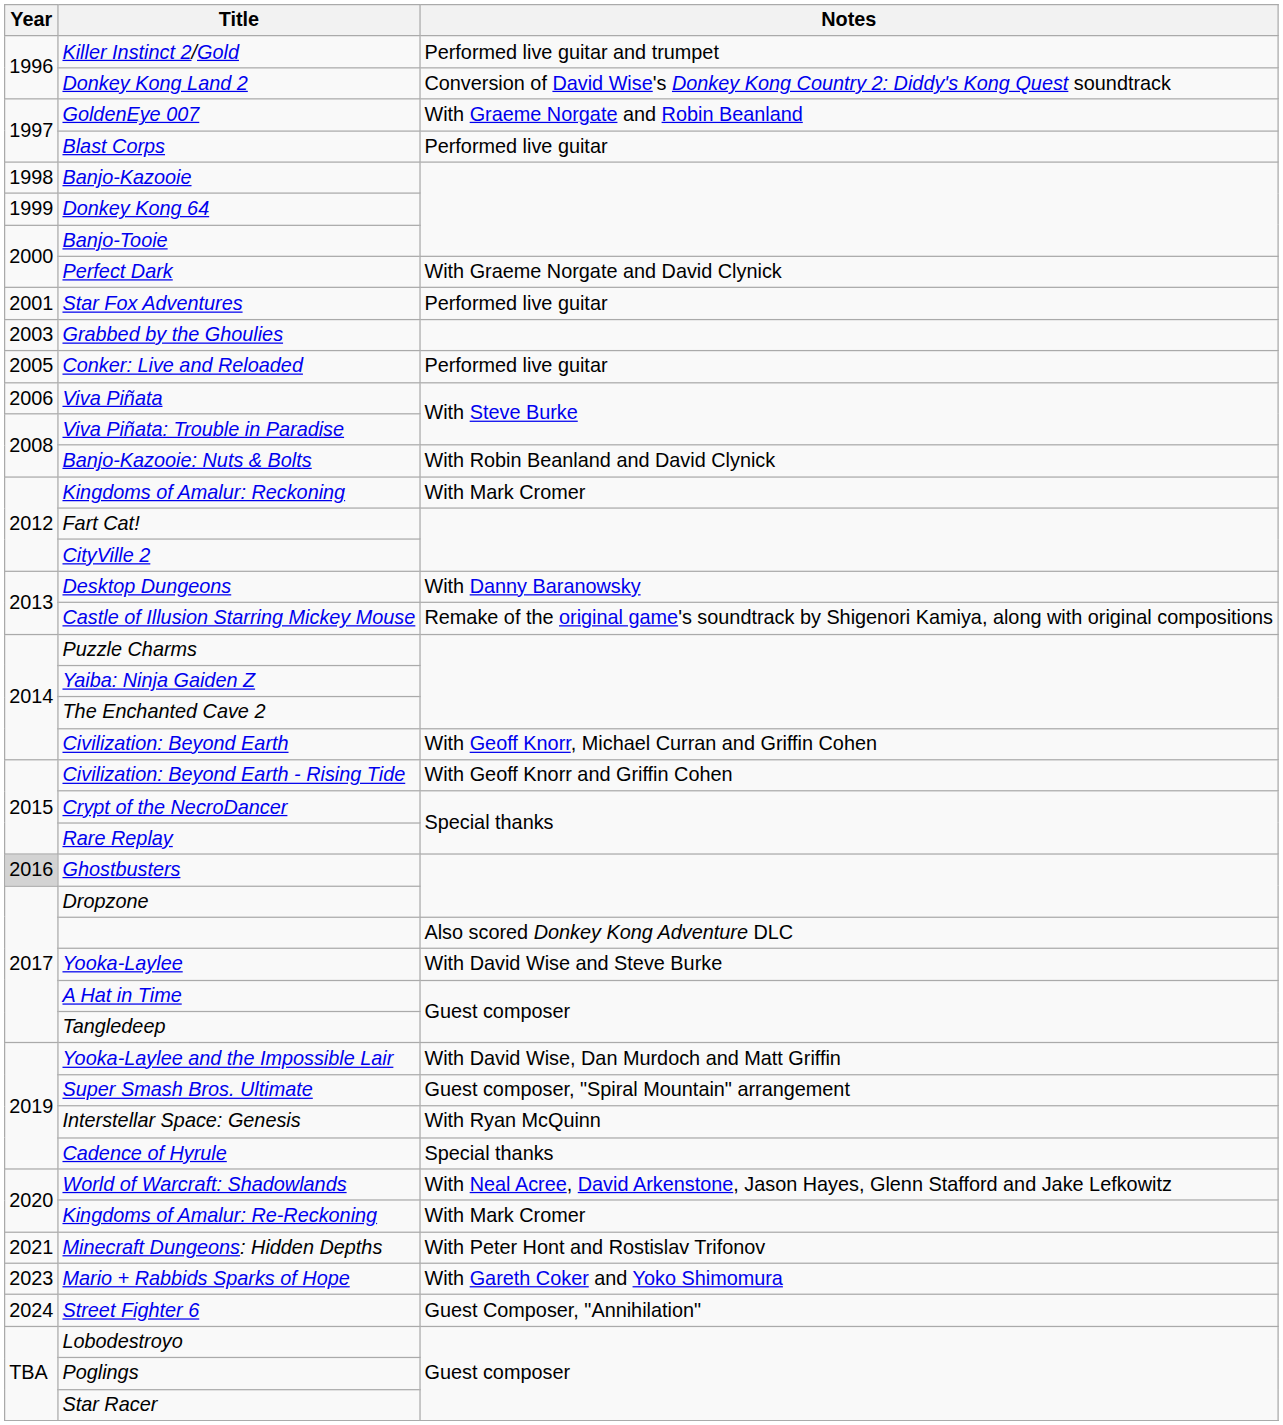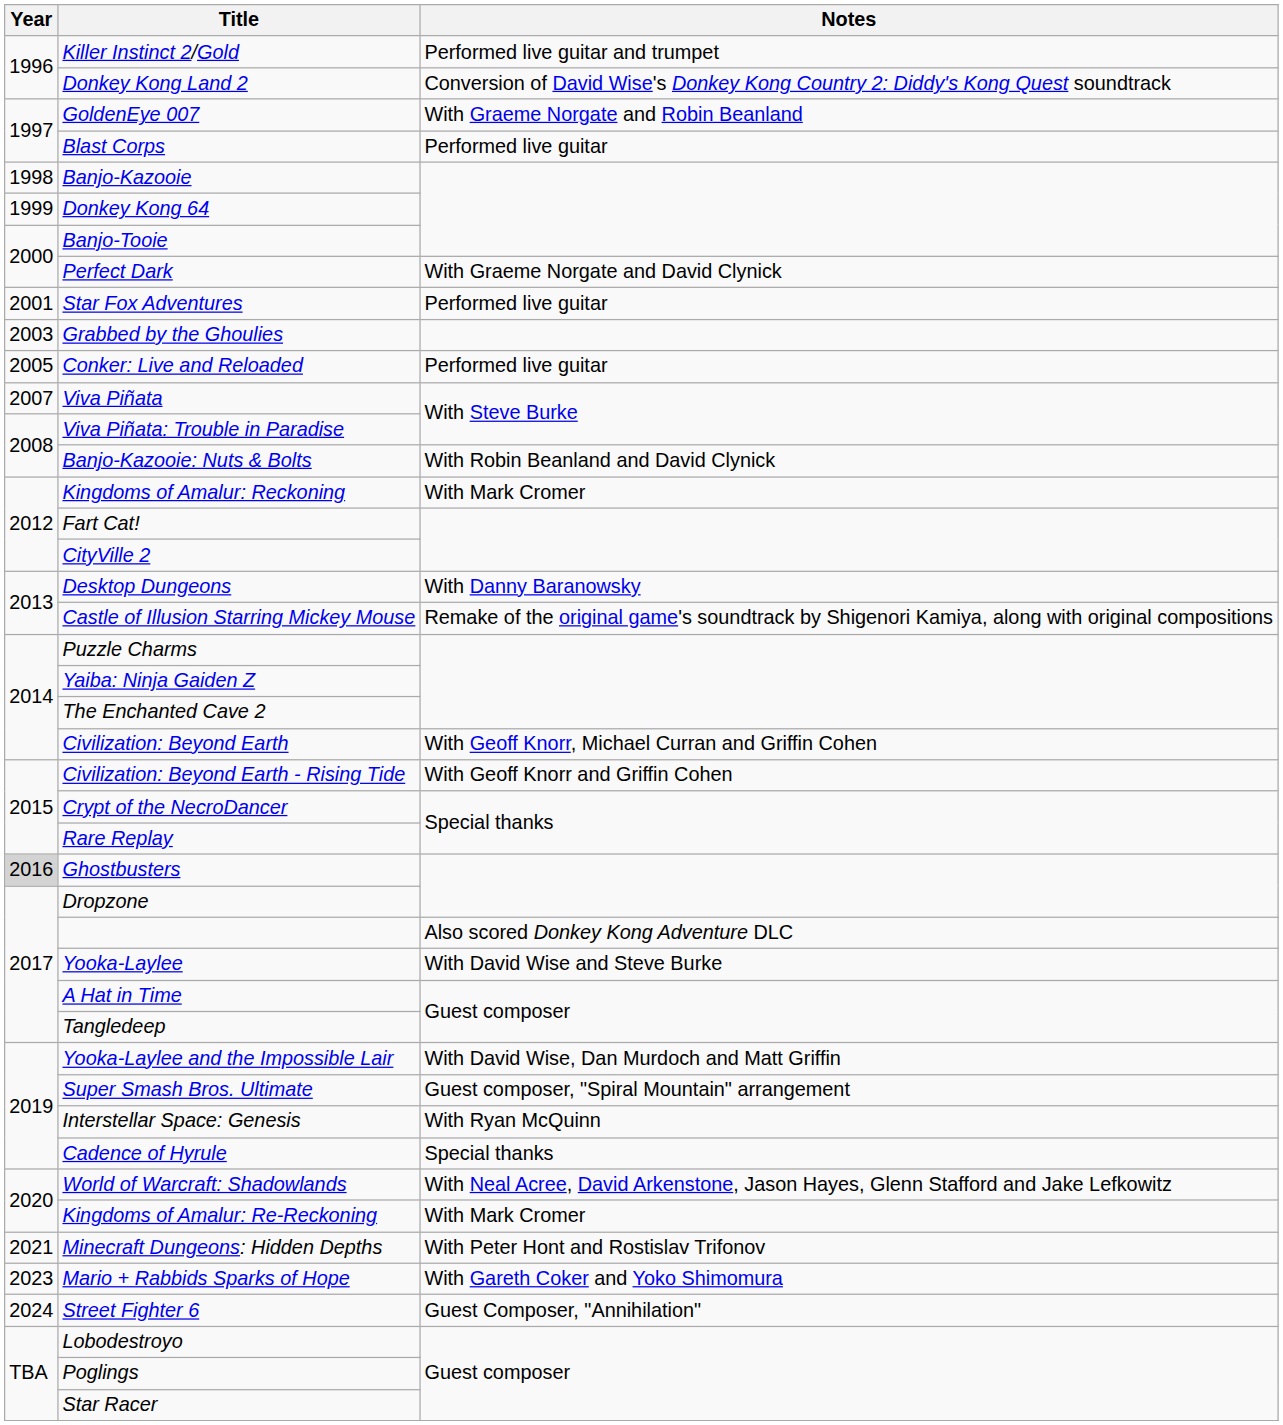(31, 397) 2006 -> (31, 397) 2007
